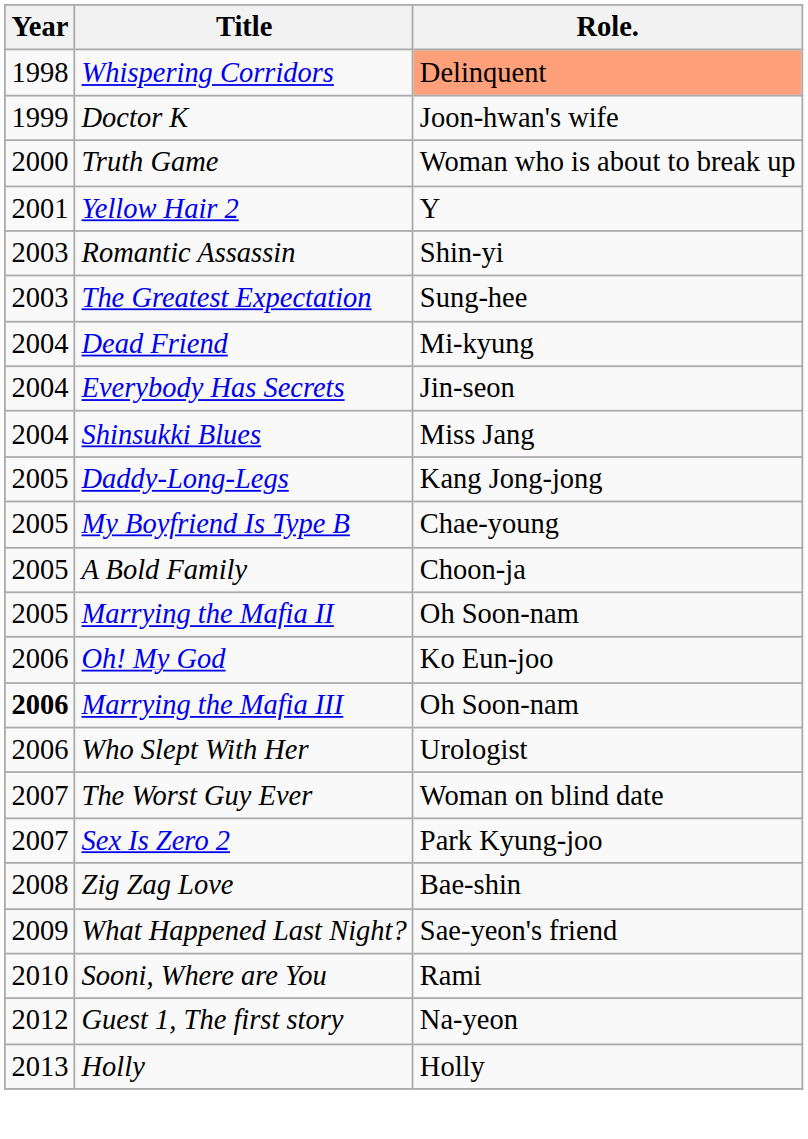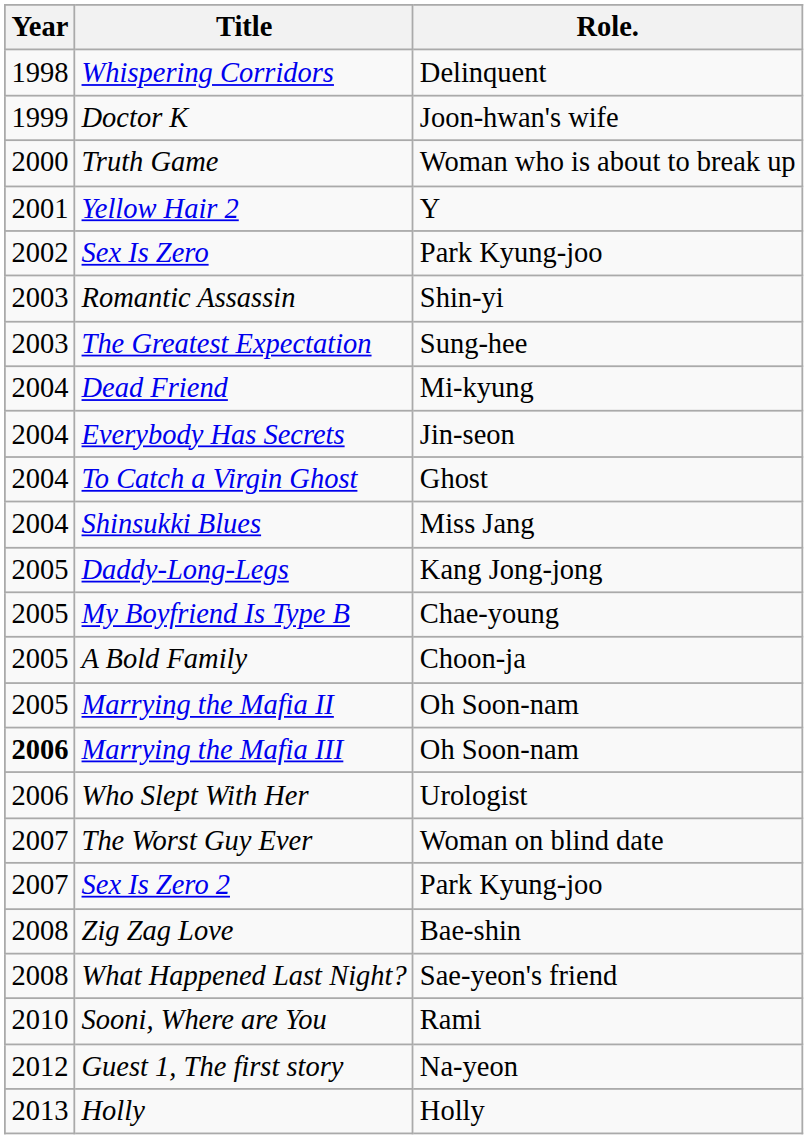(483, 72) lightsalmon background -> (483, 72) no background
+ row: (145, 252)
+ row: (219, 478)
- row: (154, 659)
(40, 930) 2009 -> (40, 975) 2008
